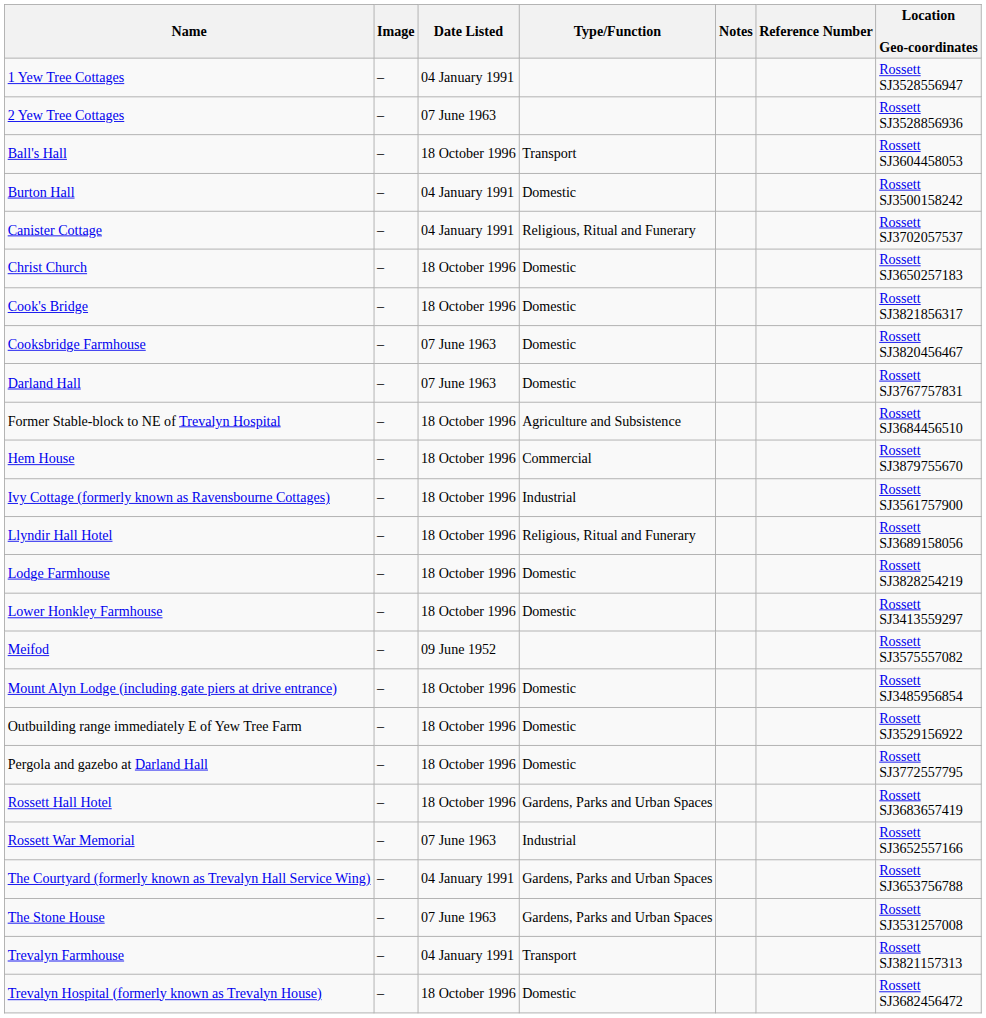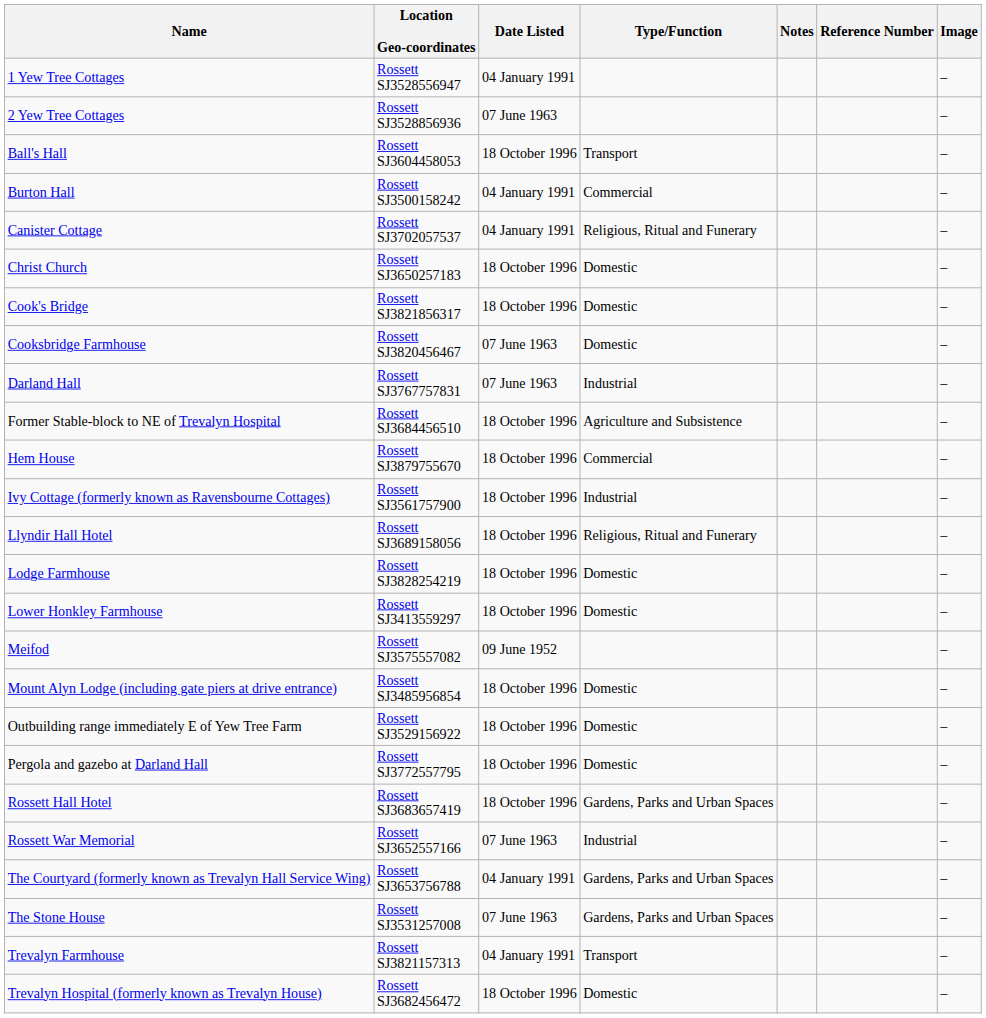columns swapped: (928, 31) <-> (396, 31)
(549, 192) Domestic -> (618, 192) Commercial
(549, 382) Domestic -> (610, 382) Industrial
